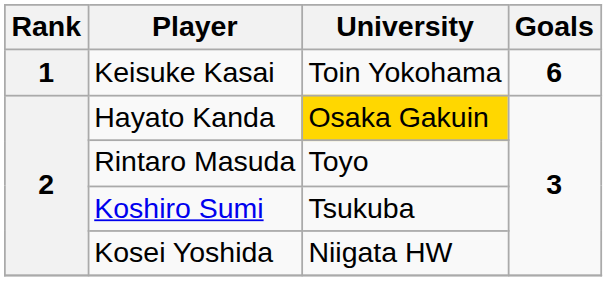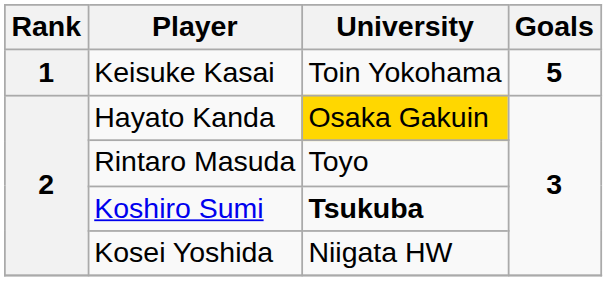(554, 72) 6 -> (554, 72) 5
(361, 207) normal -> (366, 207) bold
